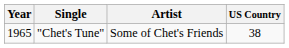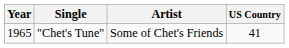(255, 33) 38 -> (255, 33) 41
